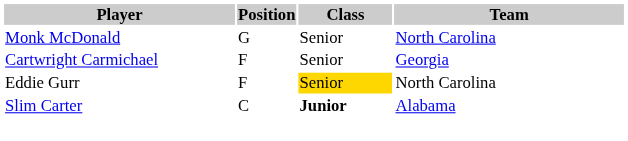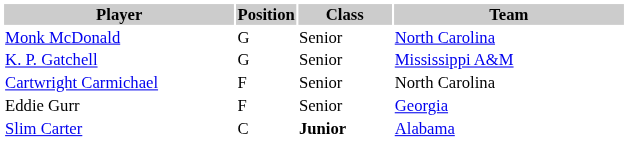+ row: (51, 60)
(422, 60) Georgia -> (445, 83) North Carolina
(321, 83) gold background -> (321, 105) no background
(446, 83) North Carolina -> (421, 105) Georgia
